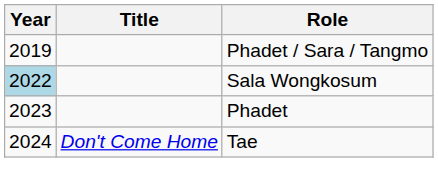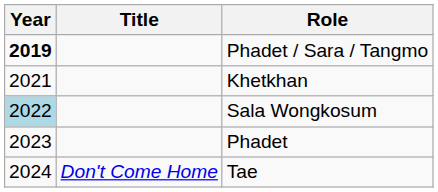(30, 50) normal -> (30, 50) bold
+ row: (267, 80)
